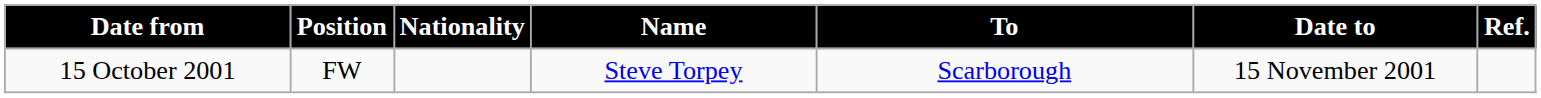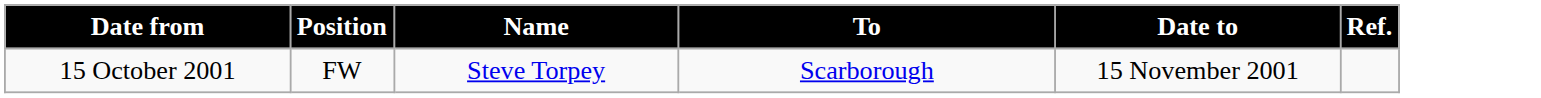- column: (462, 26)
